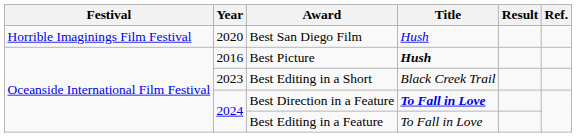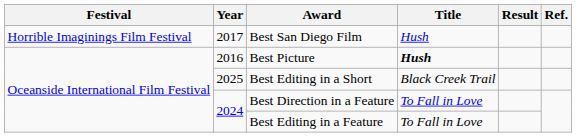(230, 36) 2020 -> (230, 36) 2017
(230, 79) 2023 -> (230, 79) 2025
(443, 100) bold -> (441, 100) normal
